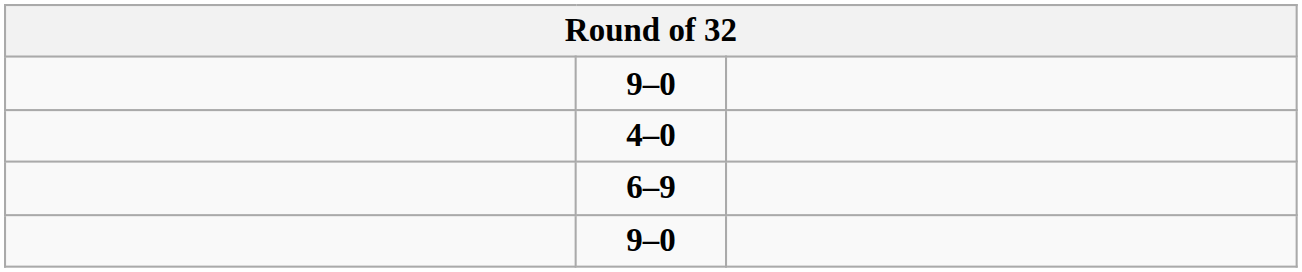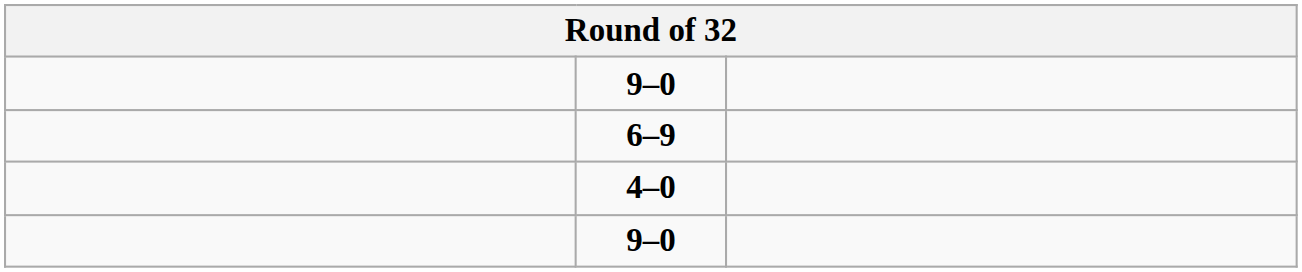rows swapped: (651, 135) <-> (651, 187)
